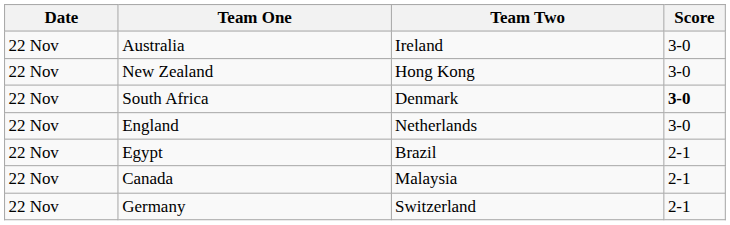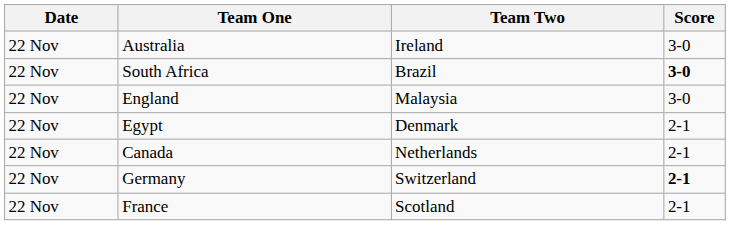- row: (168, 71)
(427, 98) Denmark -> (416, 71) Brazil
(436, 125) Netherlands -> (426, 98) Malaysia
(416, 152) Brazil -> (427, 125) Denmark
(426, 179) Malaysia -> (436, 152) Netherlands
(679, 206) normal -> (679, 179) bold
+ row: (145, 206)
